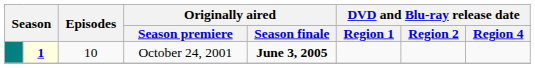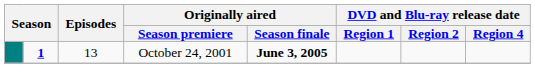(41, 52) lightyellow background -> (41, 52) no background
(91, 52) 10 -> (91, 52) 13
